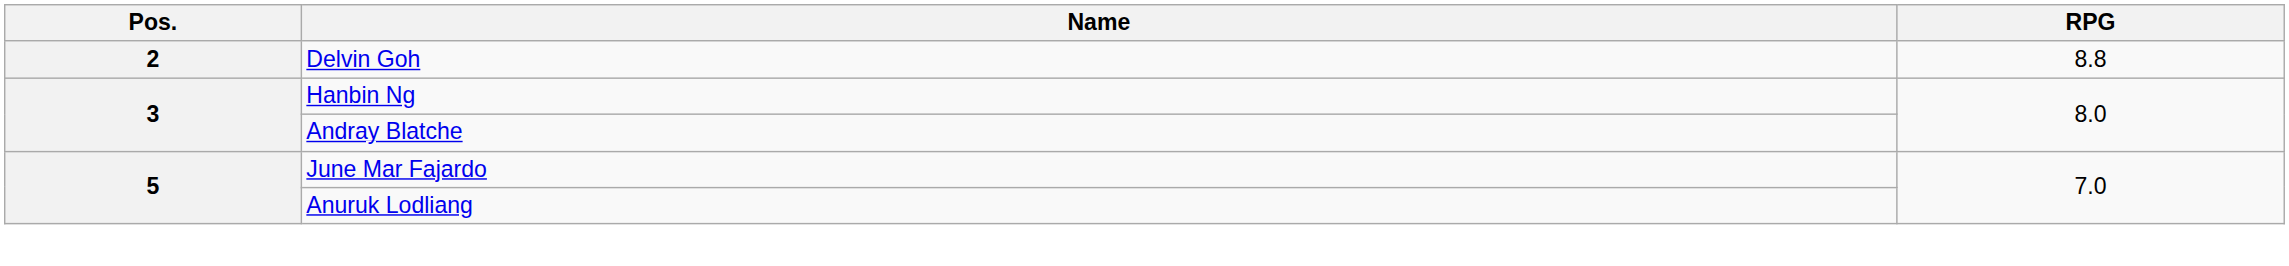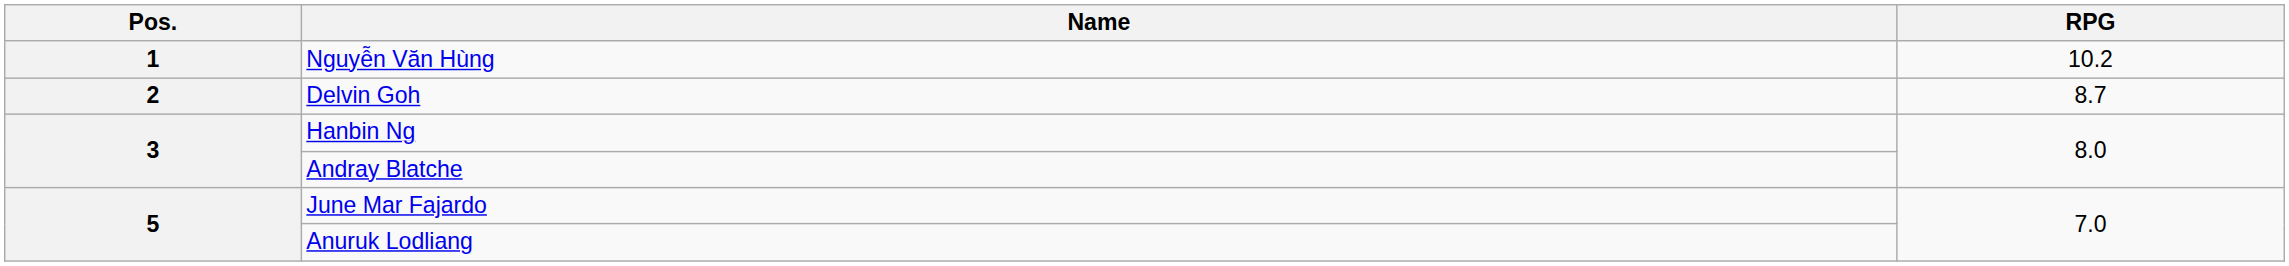+ row: (401, 59)
(2090, 59) 8.8 -> (2090, 95) 8.7
